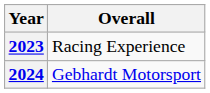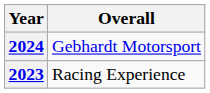rows swapped: (26, 46) <-> (26, 74)
